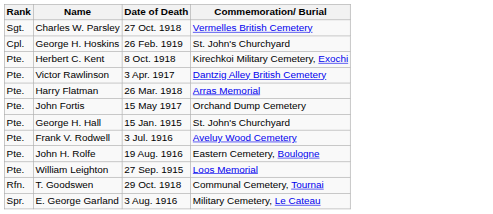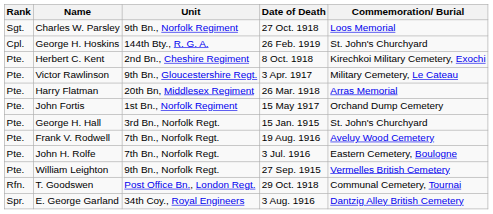+ column: (191, 12)
(253, 28) Vermelles British Cemetery -> (363, 28) Loos Memorial
(260, 75) Dantzig Alley British Cemetery -> (394, 75) Military Cemetery, Le Cateau
(149, 138) 3 Jul. 1916 -> (291, 138) 19 Aug. 1916
(154, 153) 19 Aug. 1916 -> (286, 153) 3 Jul. 1916
(225, 169) Loos Memorial -> (390, 169) Vermelles British Cemetery
(257, 201) Military Cemetery, Le Cateau -> (397, 201) Dantzig Alley British Cemetery
